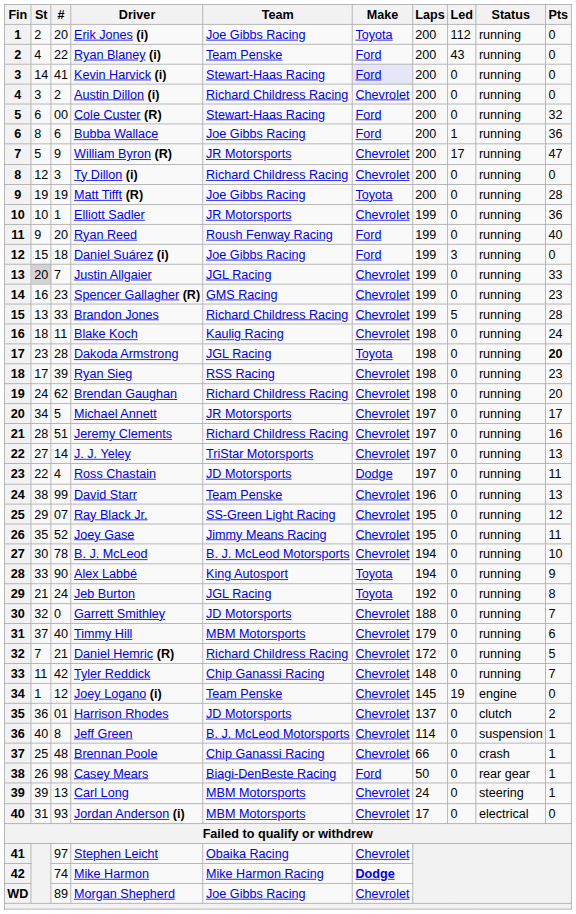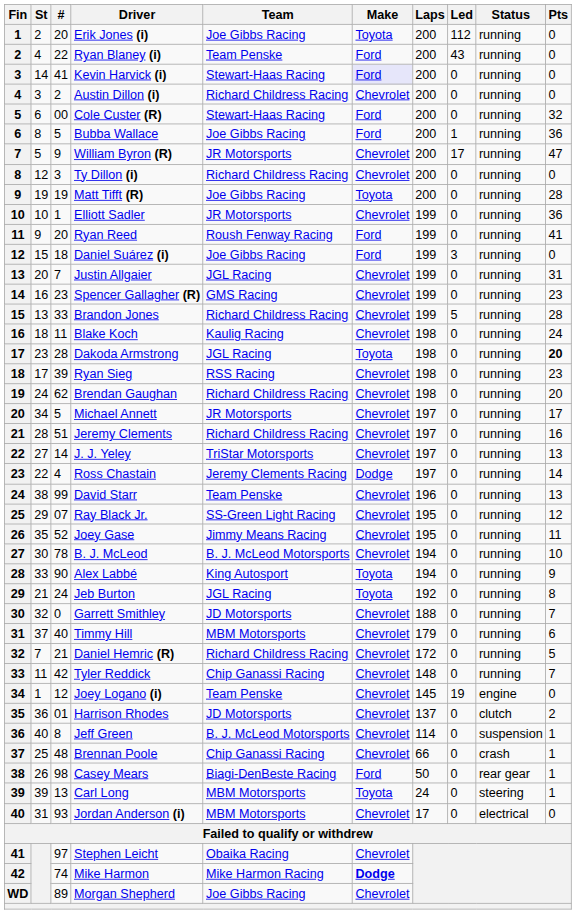(58, 134) 6 -> (58, 134) 5
(556, 234) 40 -> (556, 234) 41
(41, 274) lightgrey background -> (41, 274) no background
(556, 274) 33 -> (556, 274) 31
(249, 474) JD Motorsports -> (276, 474) Jeremy Clements Racing
(555, 474) 11 -> (556, 474) 14
(382, 793) Chevrolet -> (374, 793) Toyota
